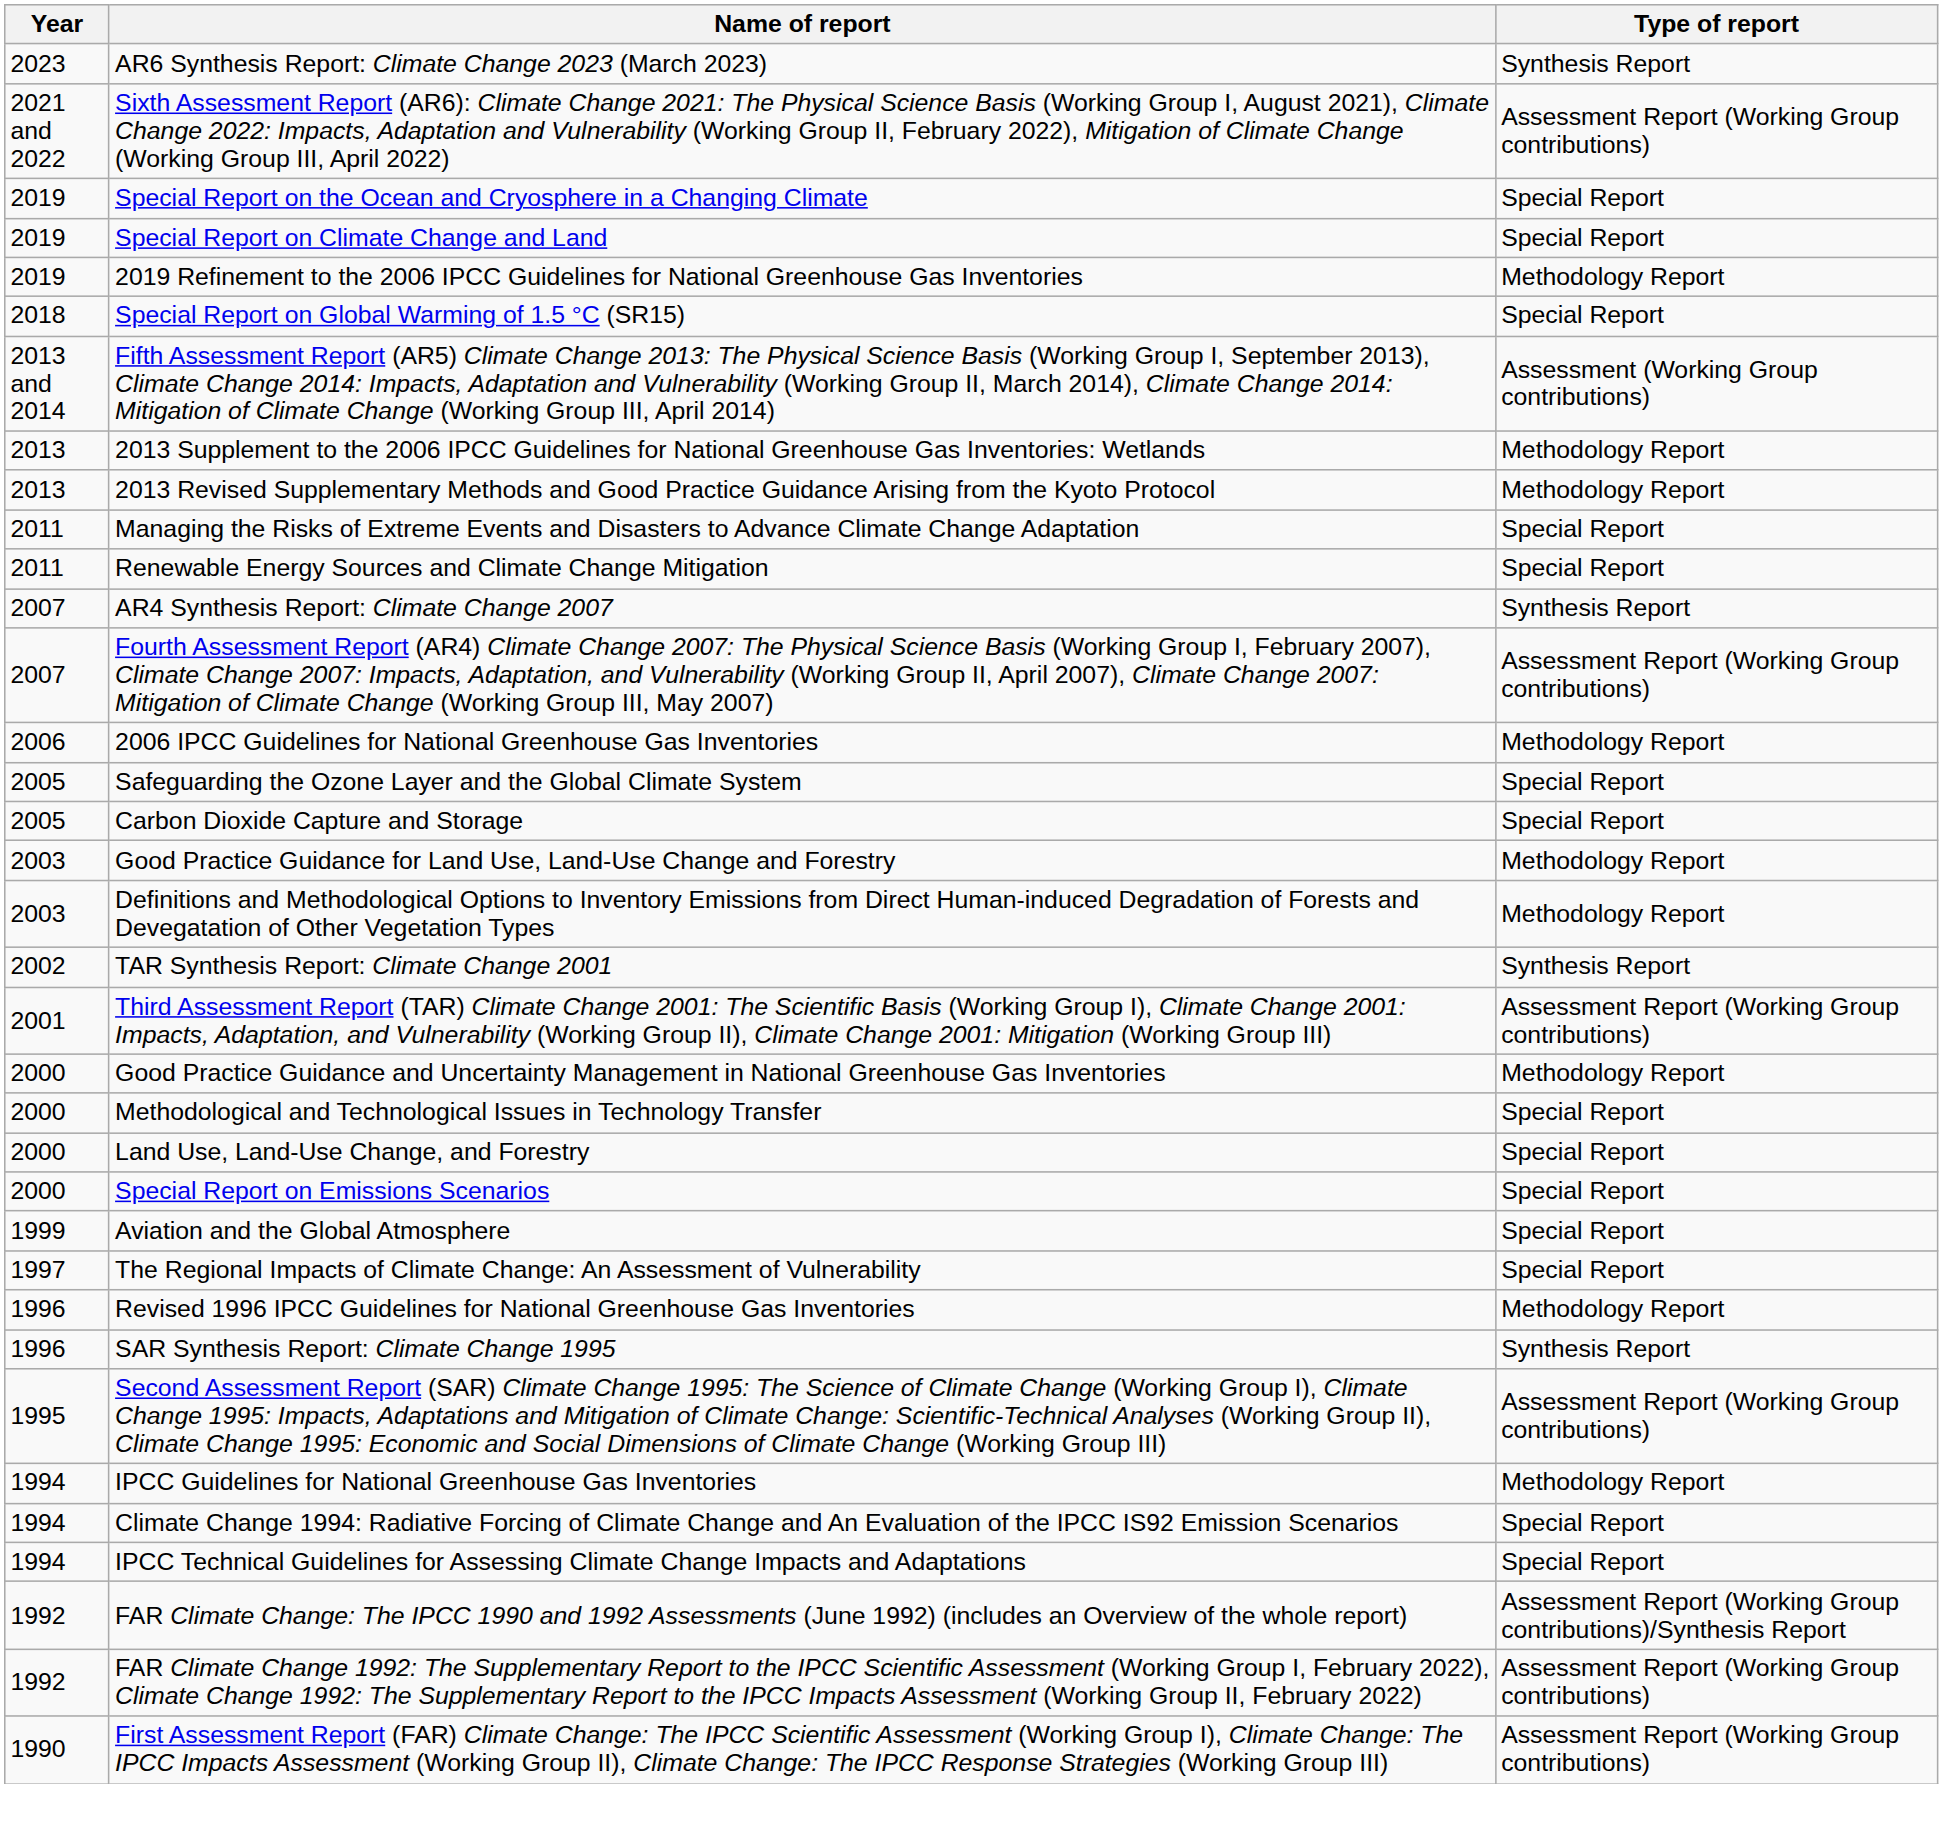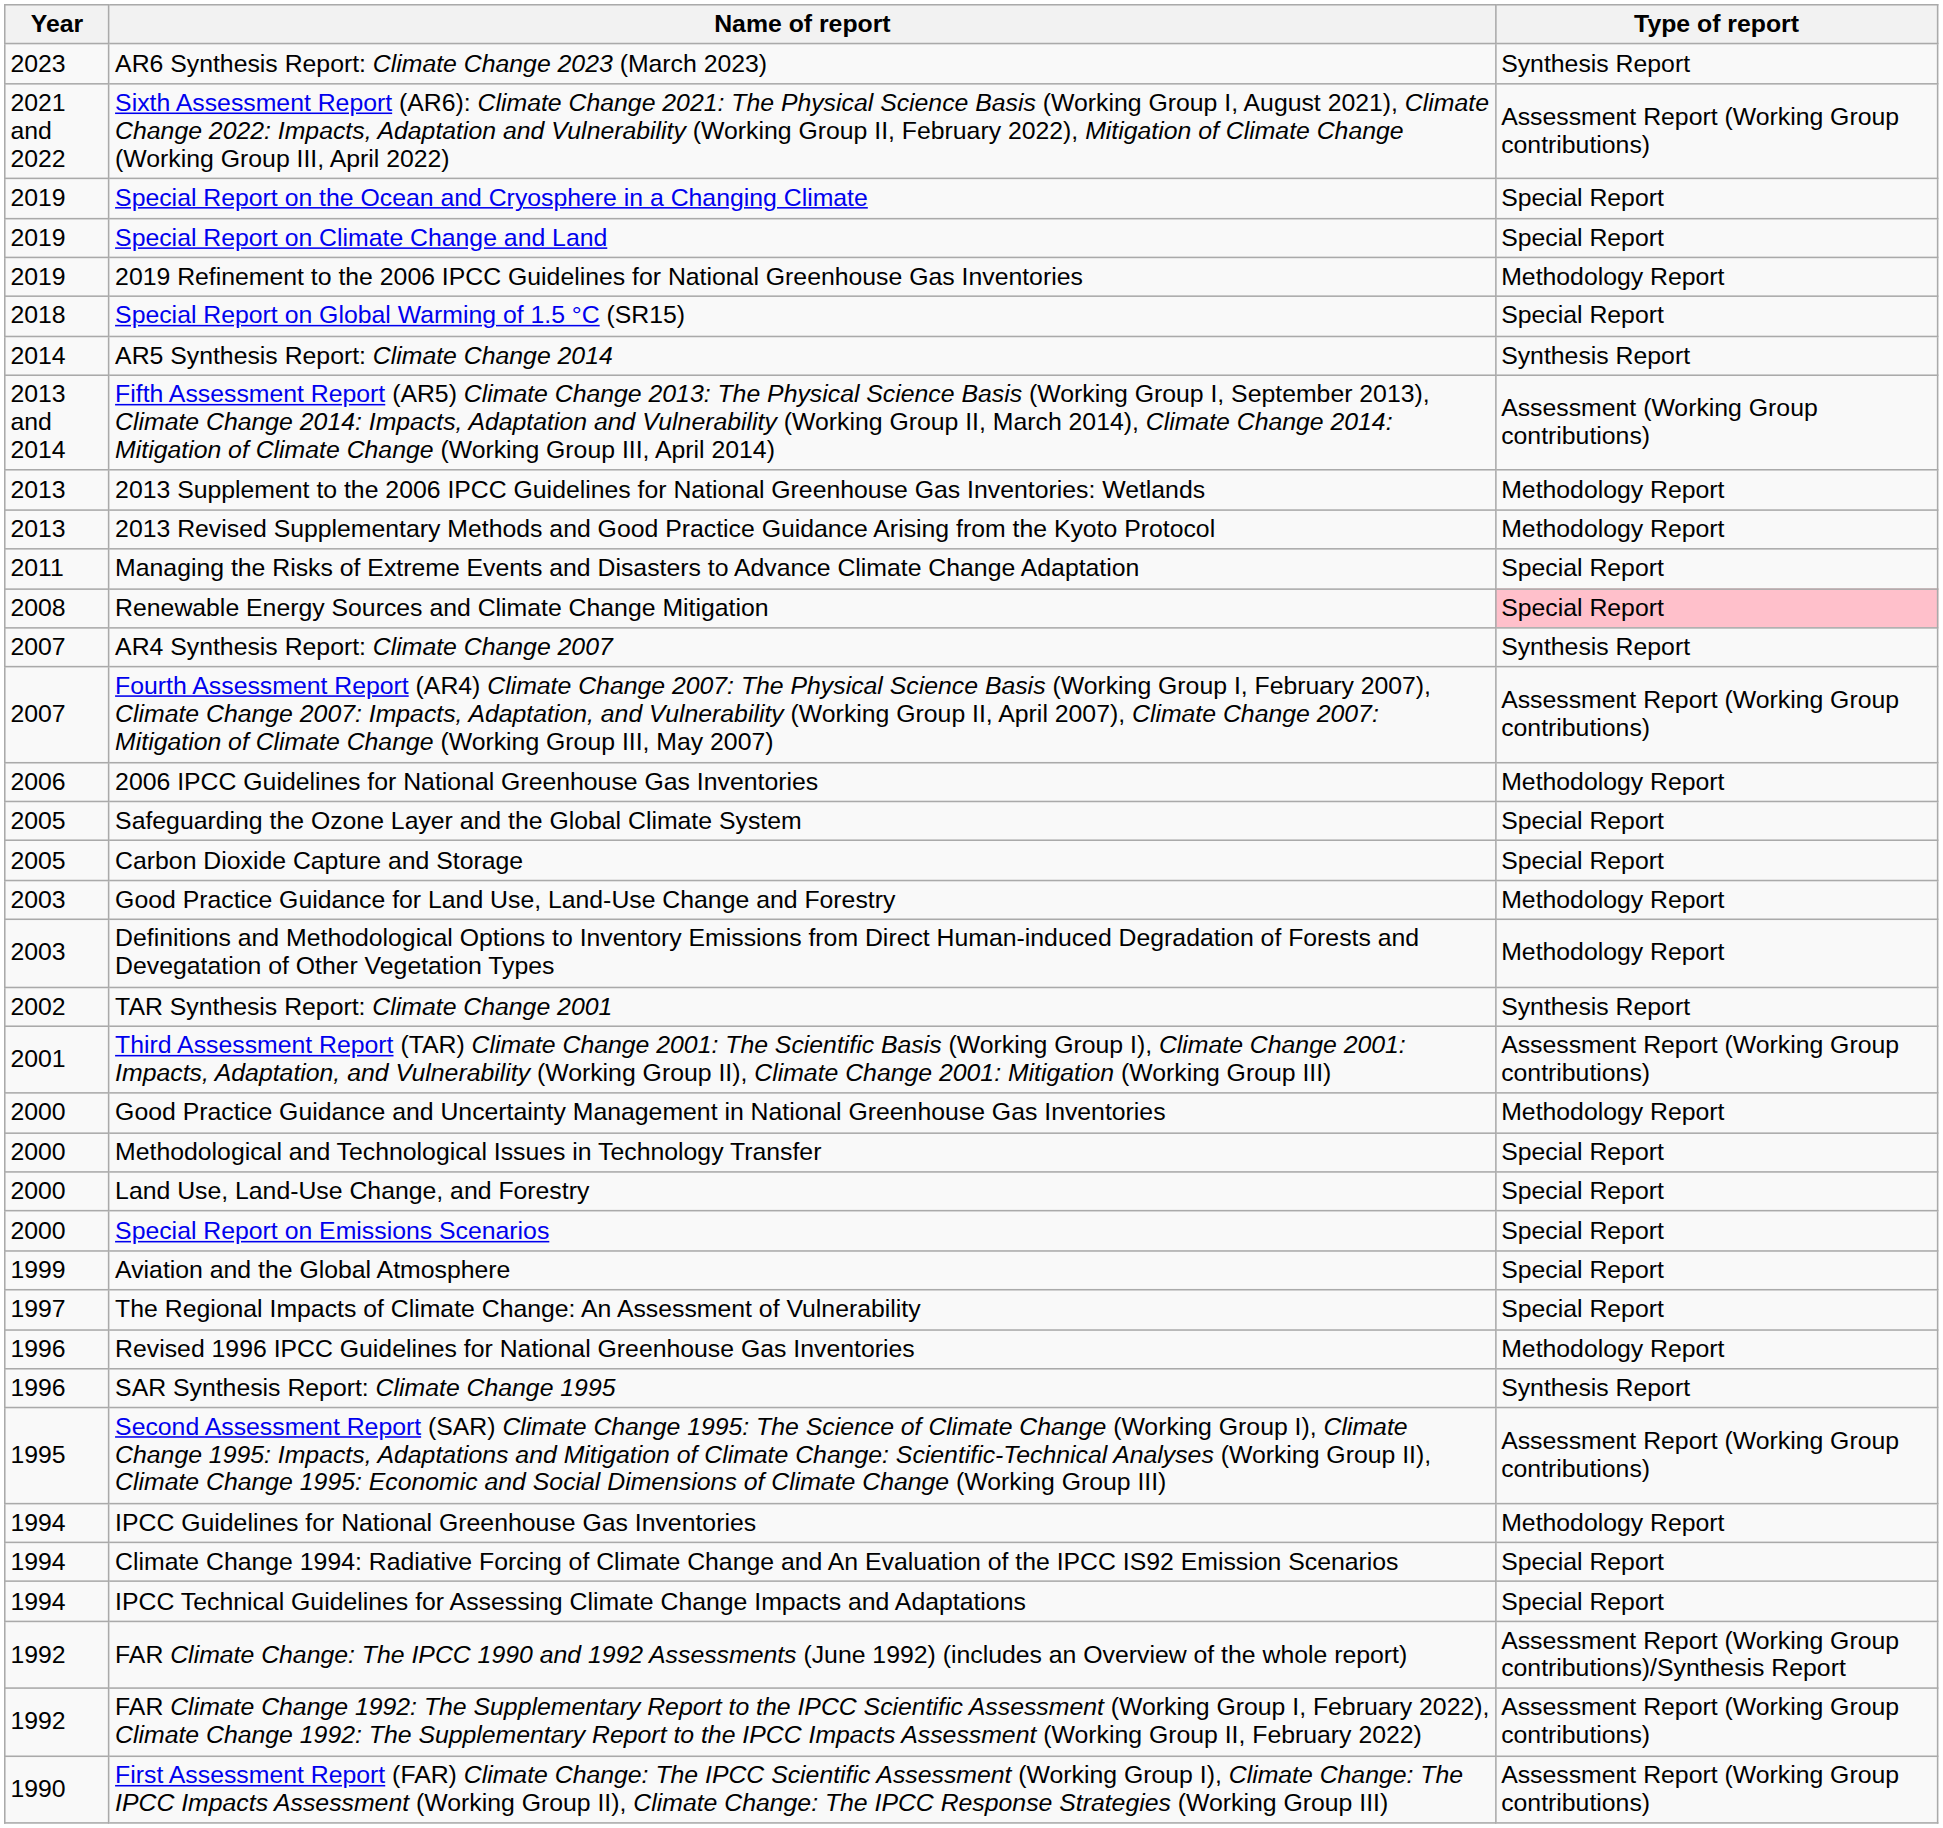+ row: (364, 355)
(37, 568) 2011 -> (38, 607) 2008
(1583, 568) no background -> (1583, 607) pink background
